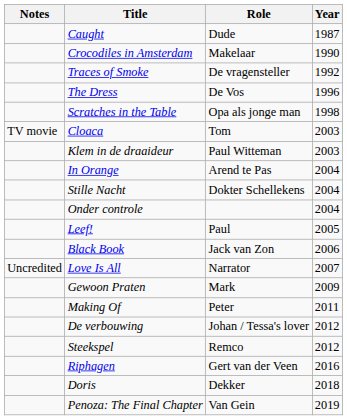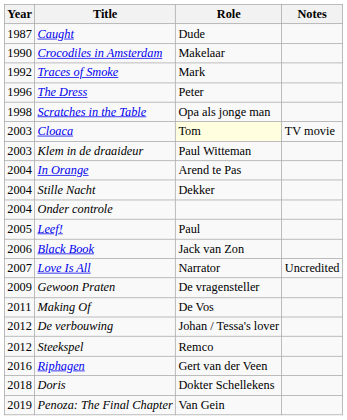columns swapped: (327, 14) <-> (35, 14)
(249, 72) De vragensteller -> (192, 72) Mark
(226, 92) De Vos -> (191, 92) Peter
(220, 131) no background -> (190, 131) lightyellow background
(257, 190) Dokter Schellekens -> (197, 190) Dekker
(222, 287) Mark -> (219, 287) De vragensteller
(221, 307) Peter -> (196, 307) De Vos
(227, 385) Dekker -> (226, 385) Dokter Schellekens
